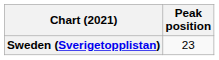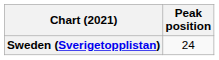(188, 45) 23 -> (188, 45) 24
